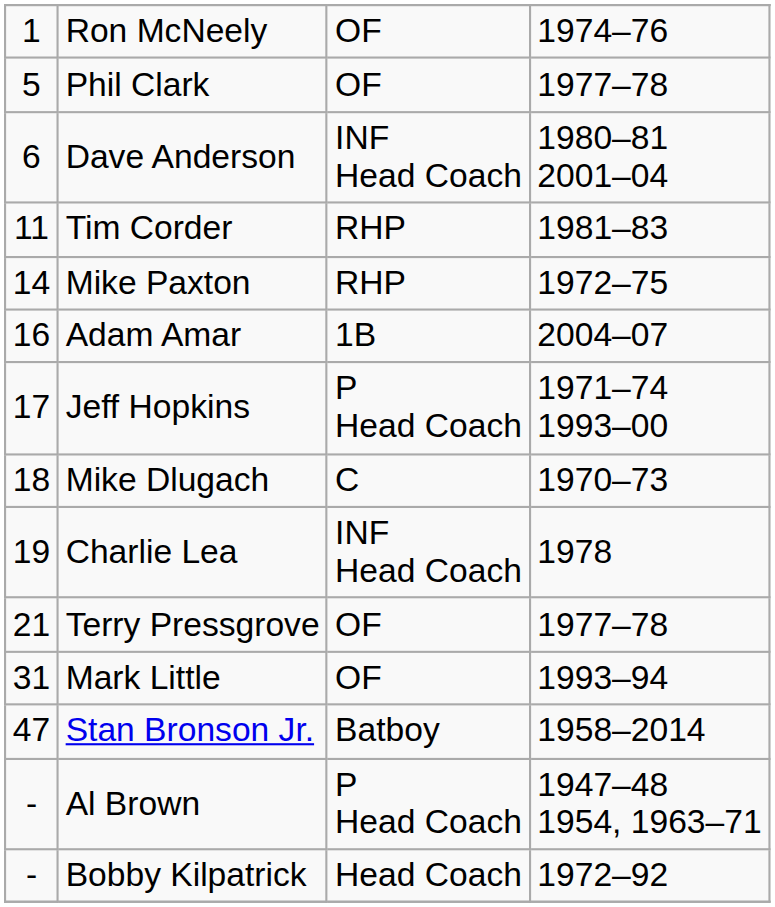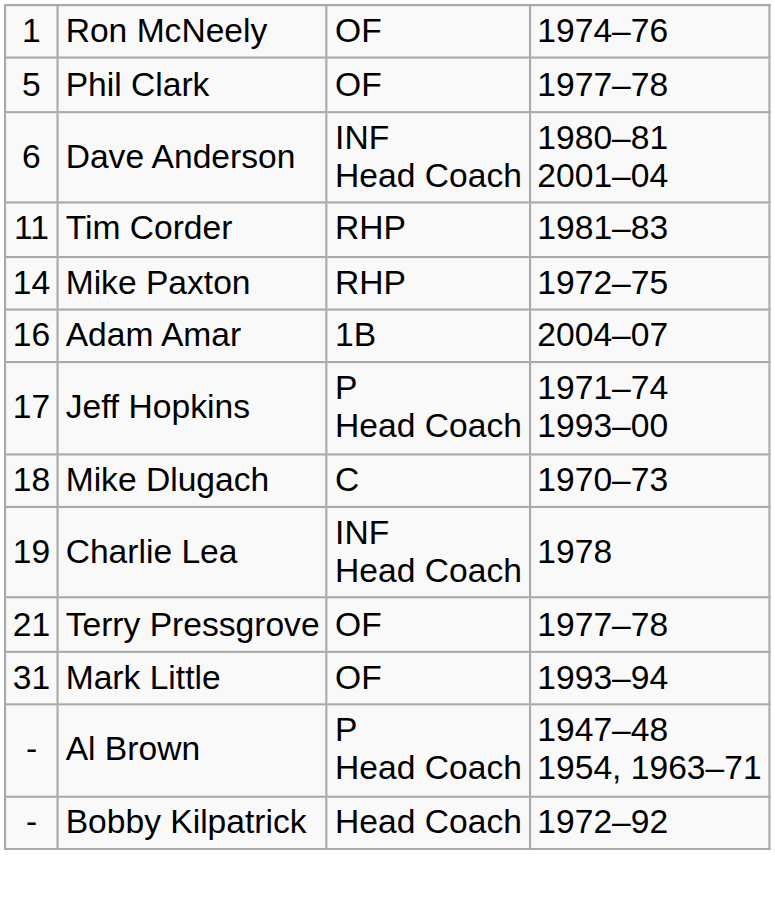- row: (190, 730)
